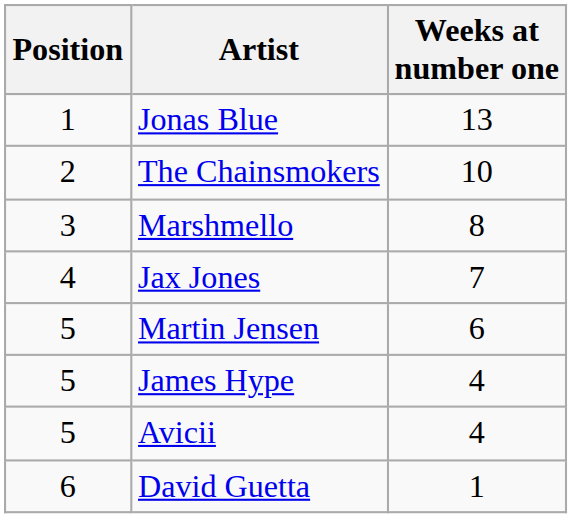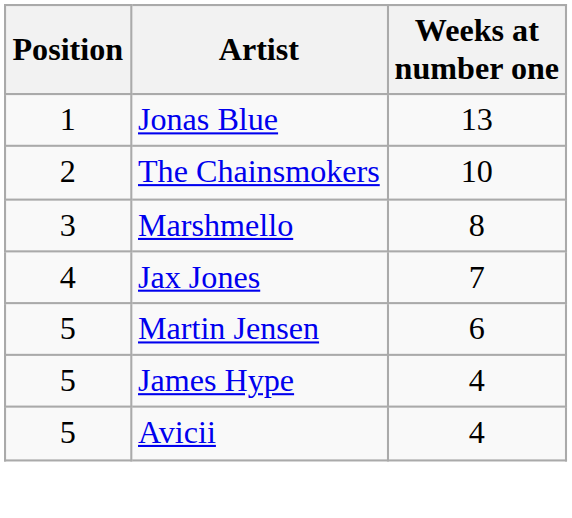- row: (224, 484)
